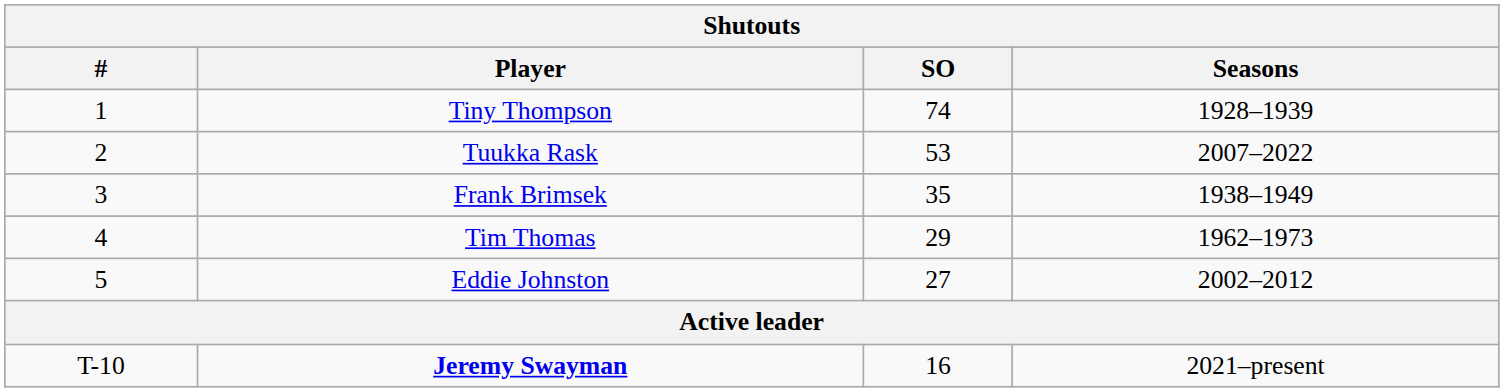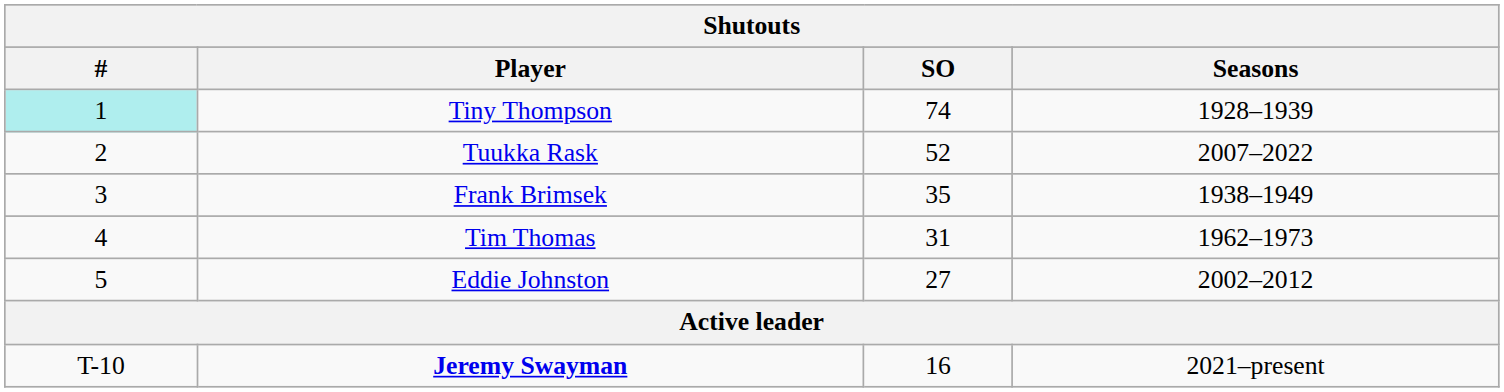(101, 110) no background -> (101, 110) paleturquoise background
(938, 152) 53 -> (938, 152) 52
(938, 237) 29 -> (938, 237) 31
